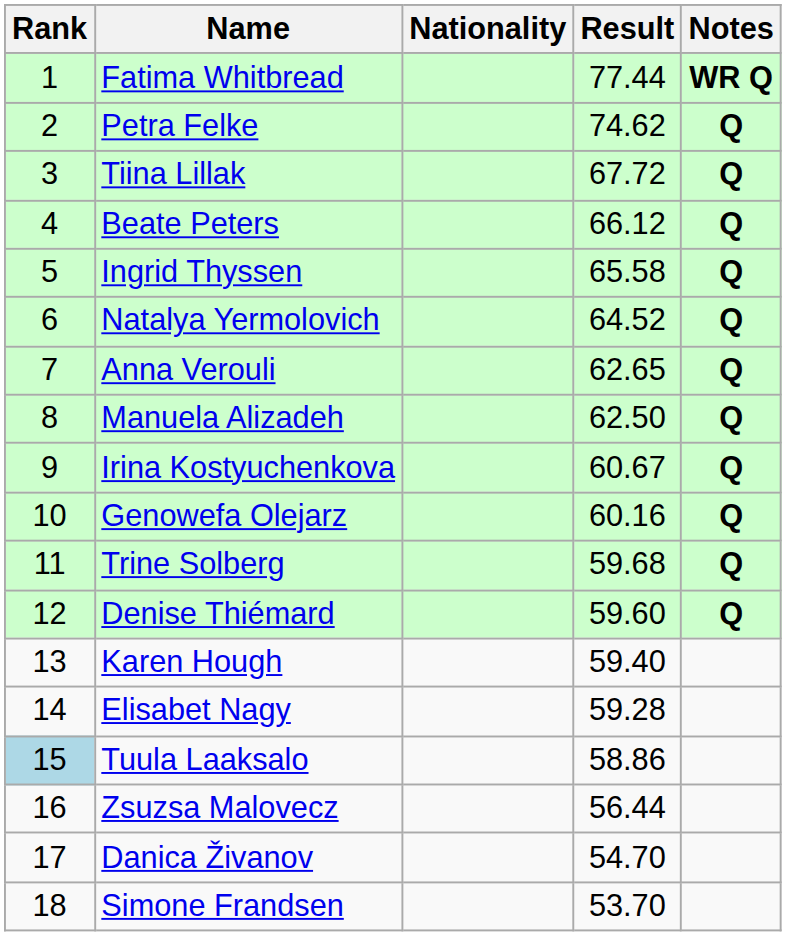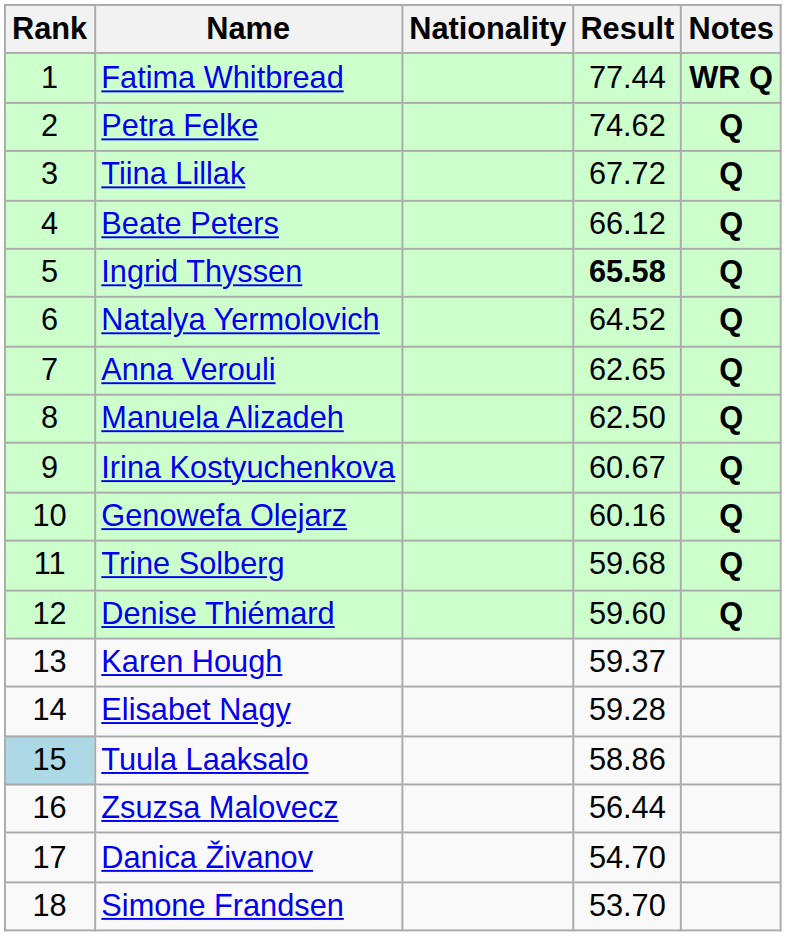(627, 272) normal -> (627, 272) bold
(627, 662) 59.40 -> (627, 662) 59.37
